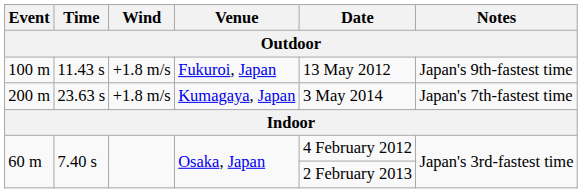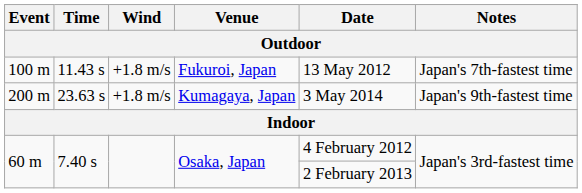(496, 69) Japan's 9th-fastest time -> (496, 69) Japan's 7th-fastest time
(496, 95) Japan's 7th-fastest time -> (496, 95) Japan's 9th-fastest time
